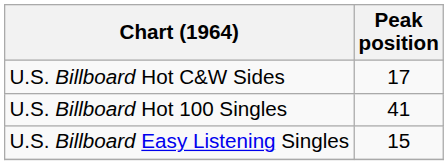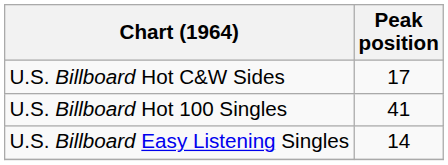(399, 142) 15 -> (399, 142) 14
